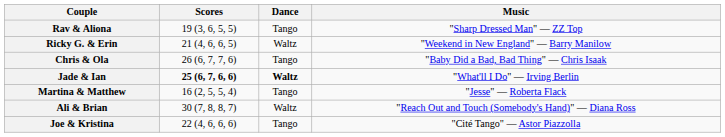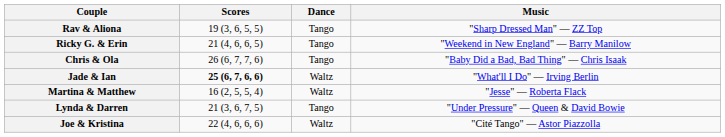(285, 44) Waltz -> (321, 44) Tango
(285, 76) bold -> (321, 76) normal
(285, 92) Tango -> (321, 92) Waltz
+ row: (92, 108)
- row: (82, 108)
(285, 124) Tango -> (321, 124) Waltz
